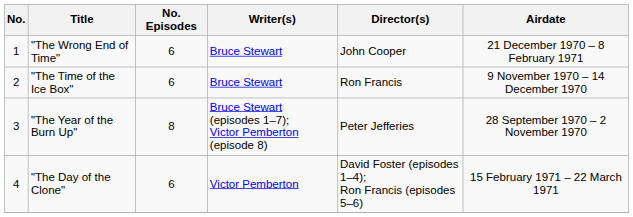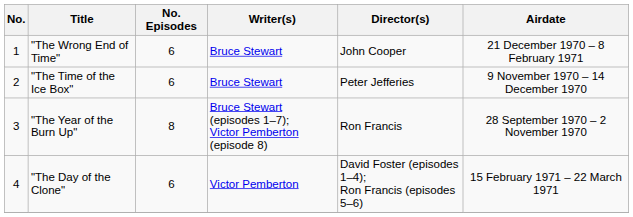(371, 82) Ron Francis -> (377, 82) Peter Jefferies
(377, 126) Peter Jefferies -> (371, 126) Ron Francis
